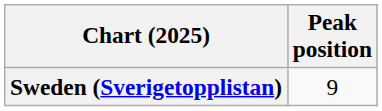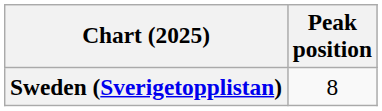(332, 86) 9 -> (332, 86) 8
